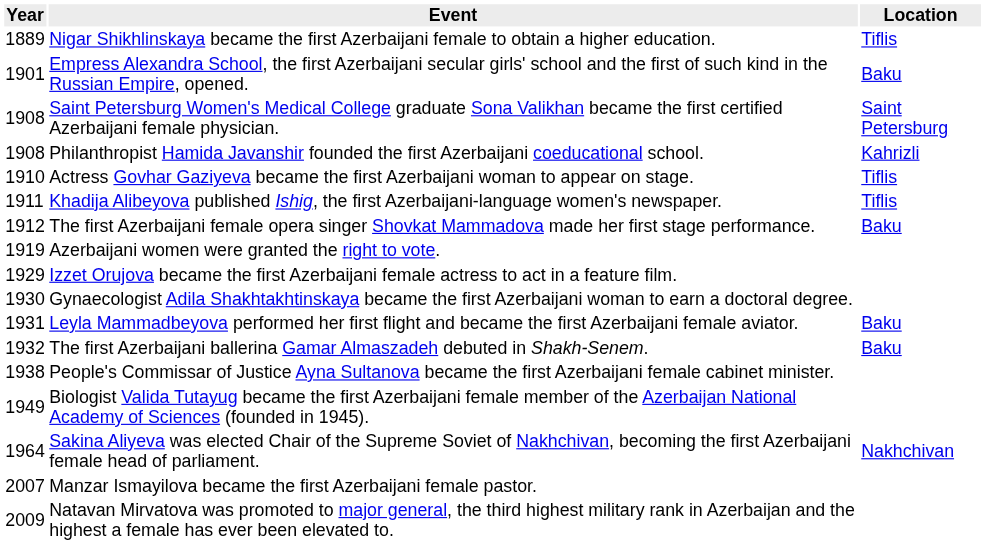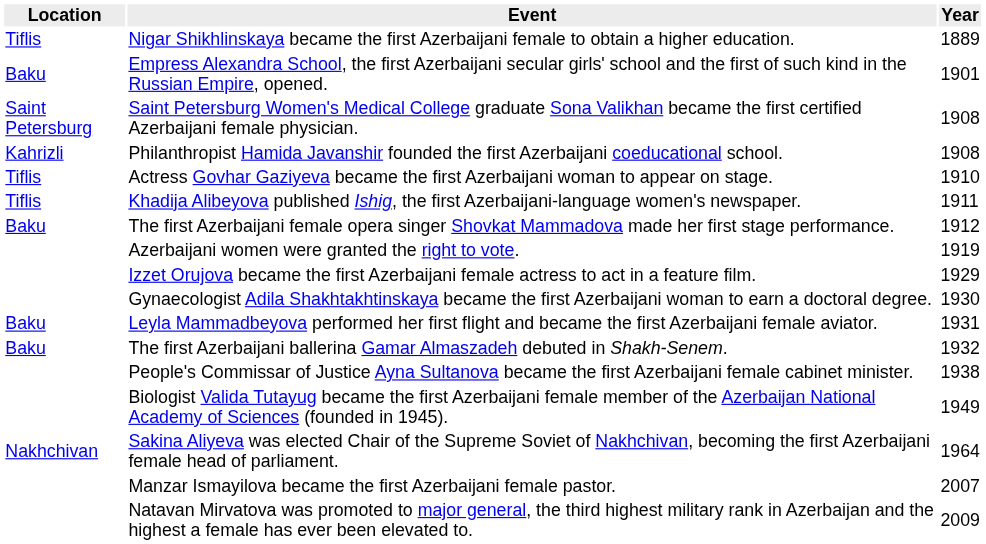columns swapped: (25, 15) <-> (921, 15)
